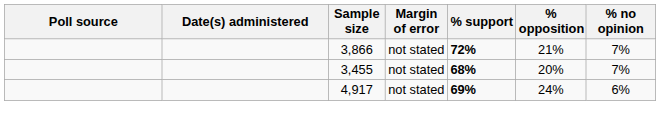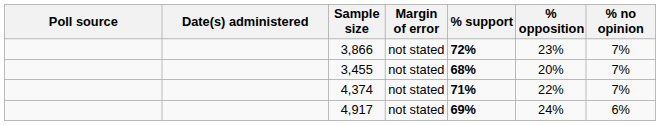(551, 49) 21% -> (551, 49) 23%
+ row: (357, 89)
